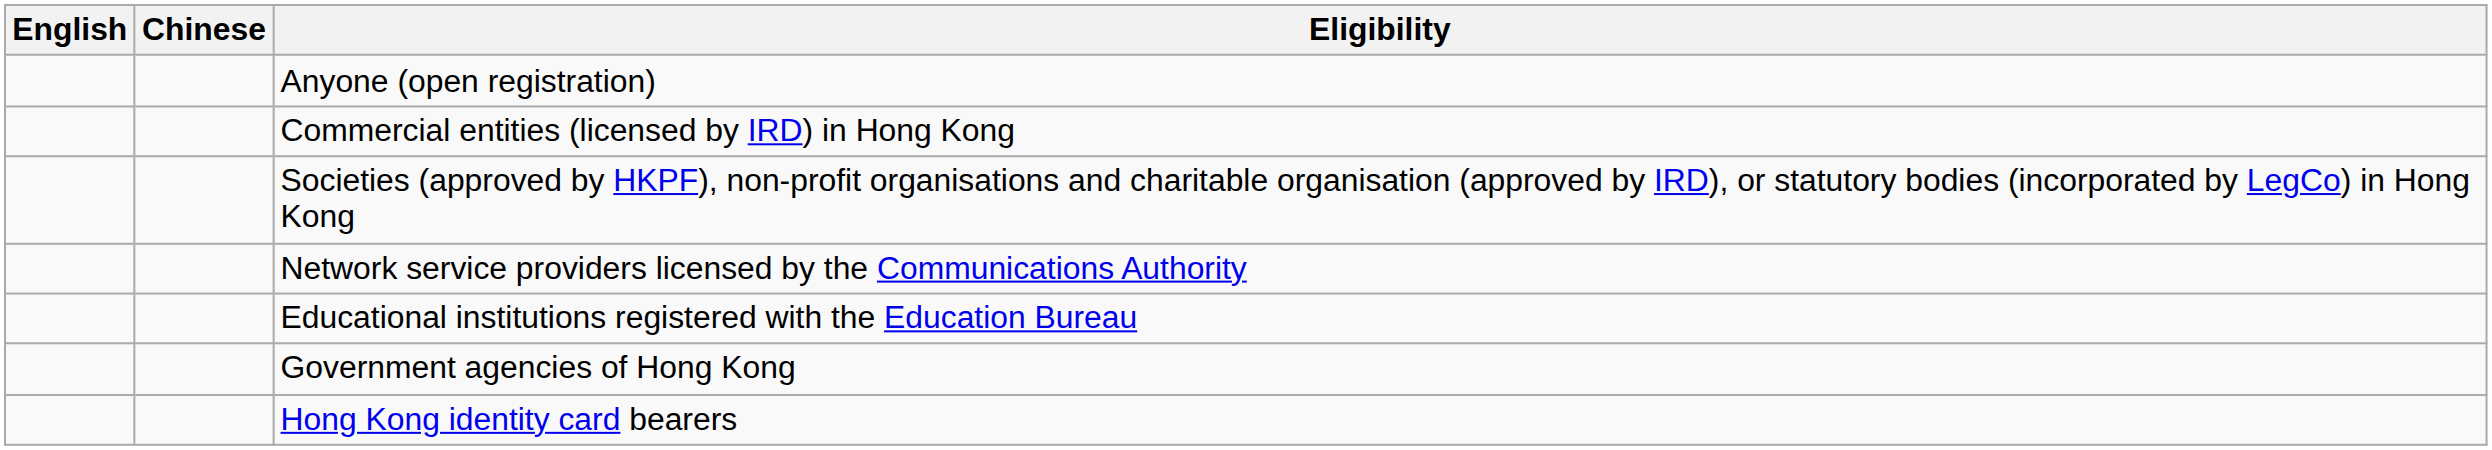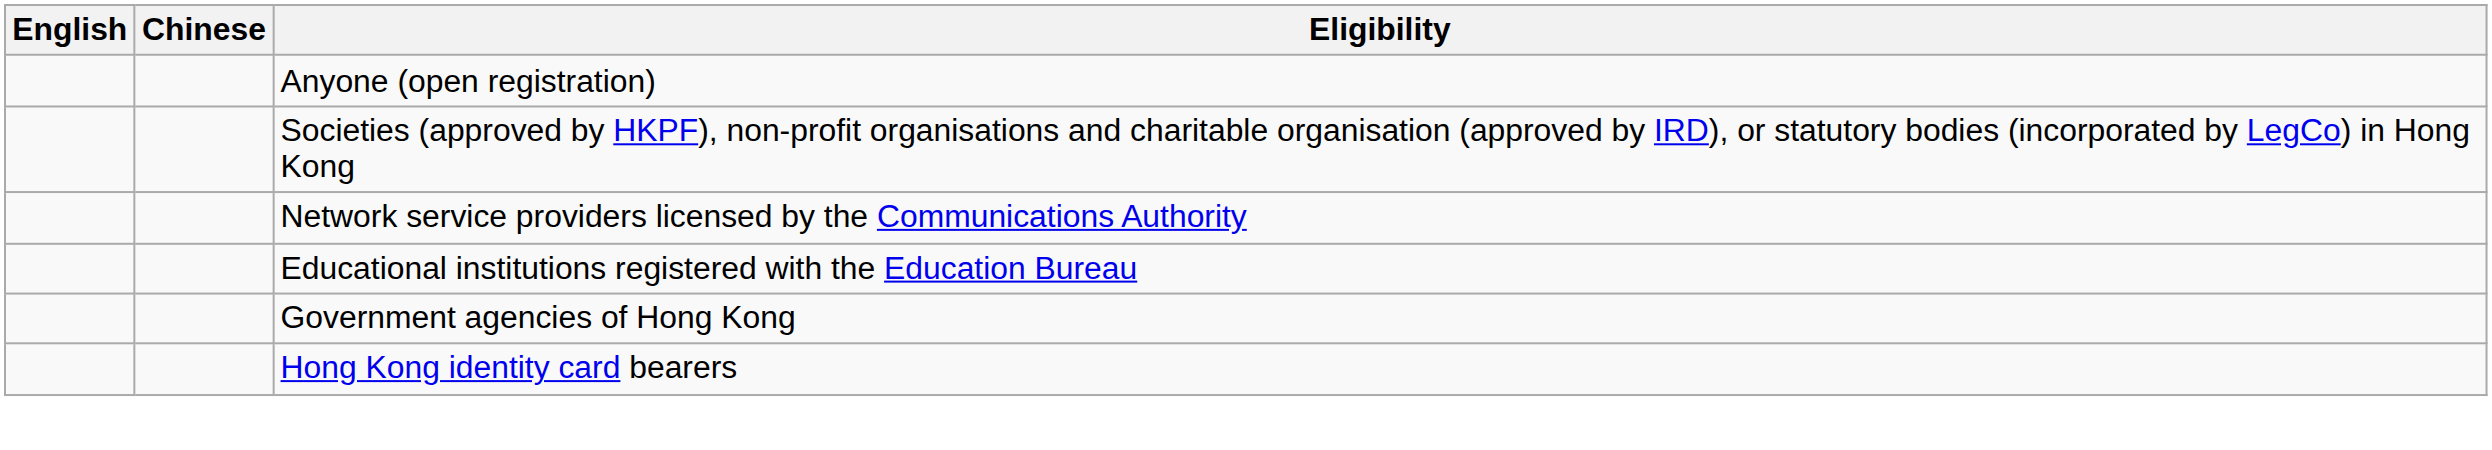- row: (648, 130)
